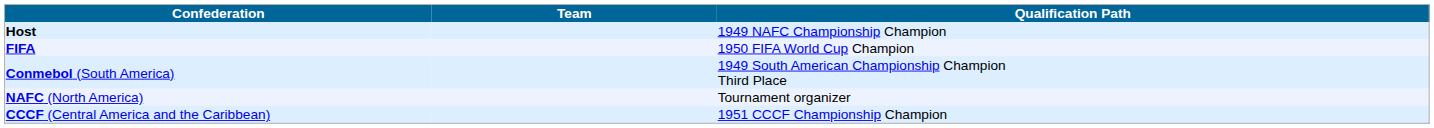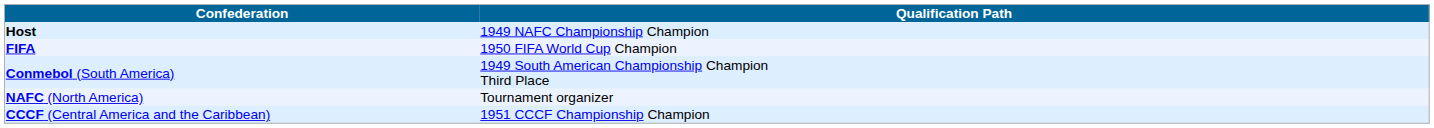- column: (574, 13)
